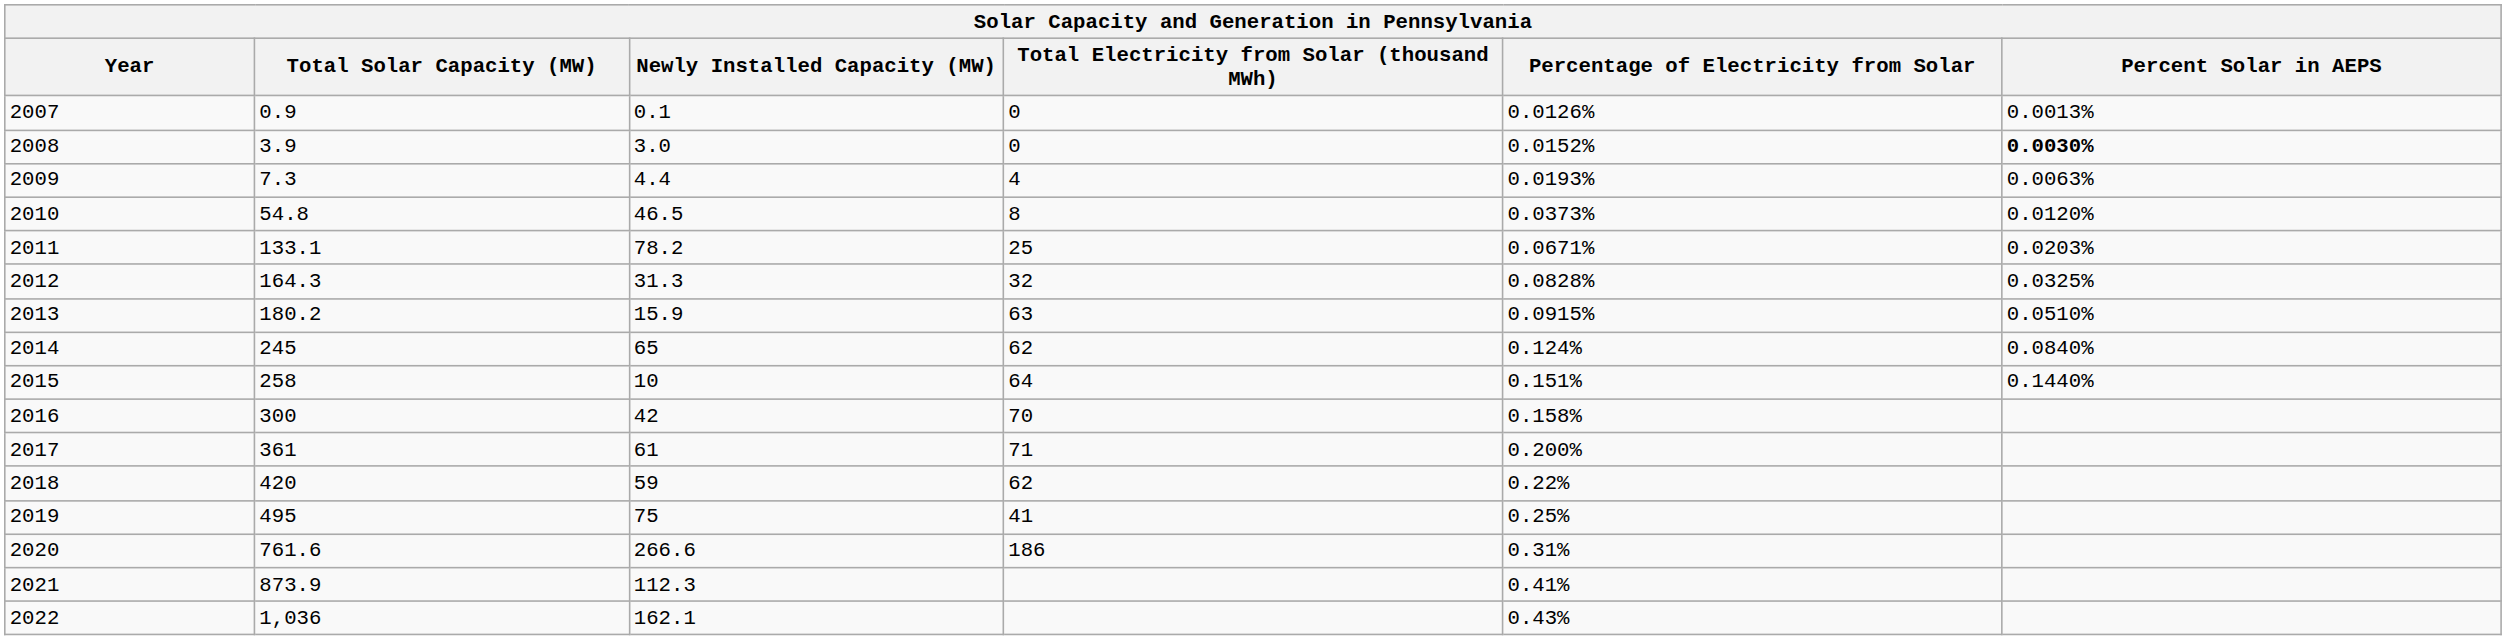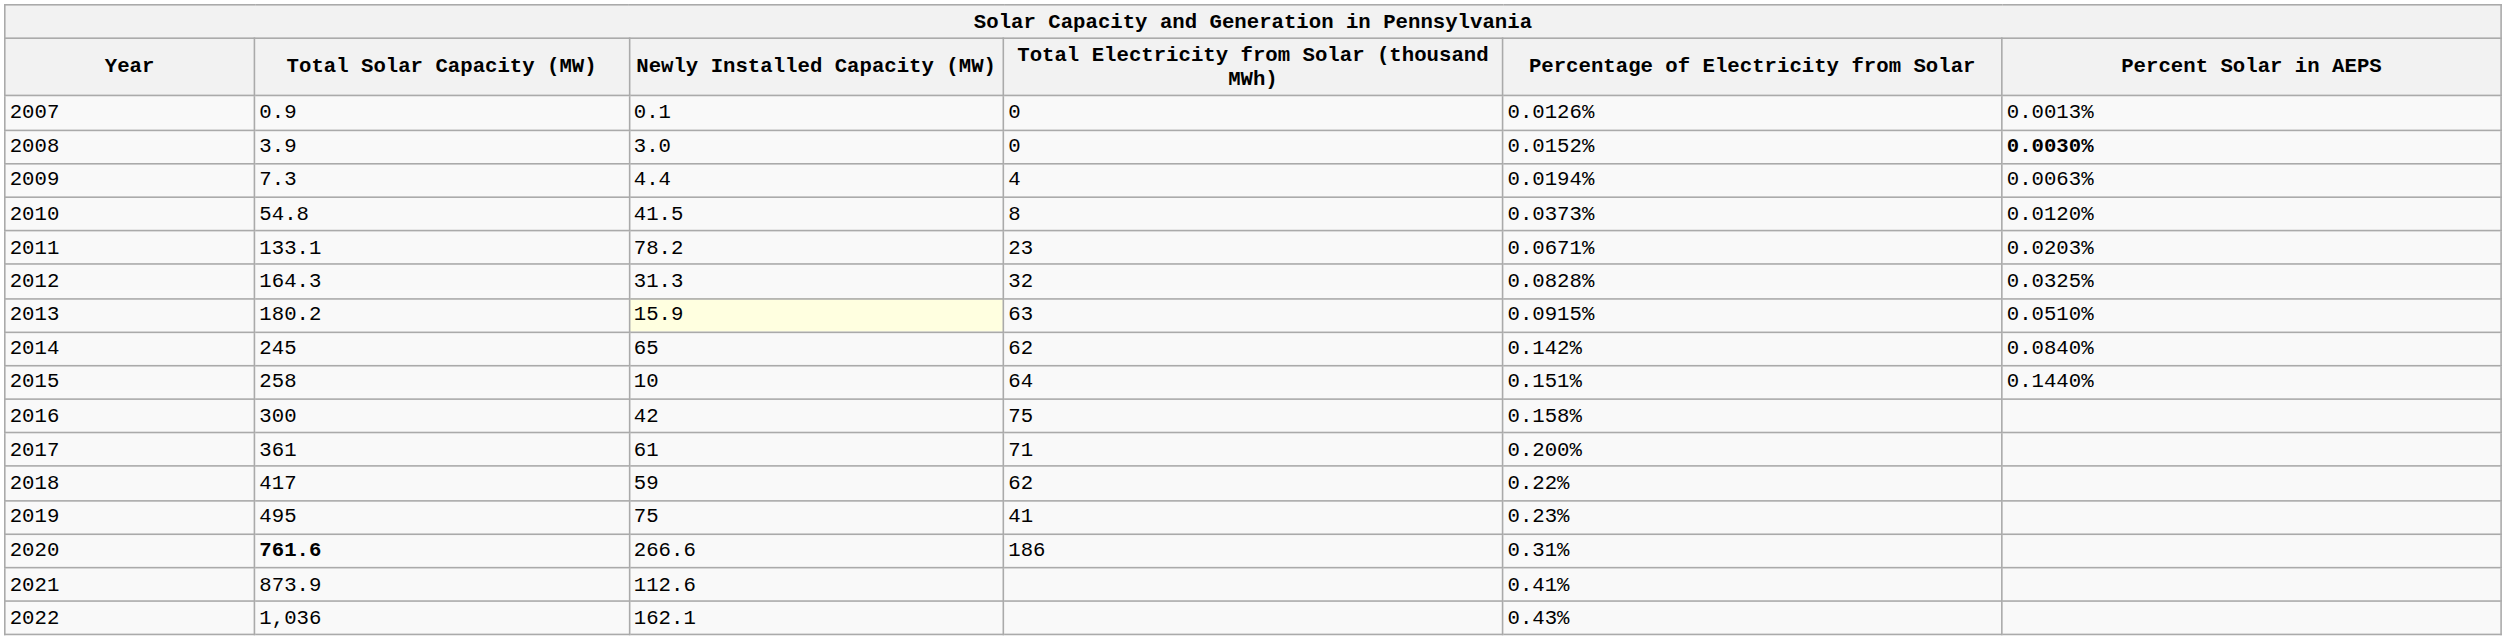(1551, 180) 0.0193% -> (1551, 180) 0.0194%
(659, 214) 46.5 -> (659, 214) 41.5
(1021, 248) 25 -> (1021, 248) 23
(659, 315) no background -> (659, 315) lightyellow background
(1545, 349) 0.124% -> (1545, 349) 0.142%
(1021, 416) 70 -> (1021, 416) 75
(278, 483) 420 -> (278, 483) 417
(1539, 517) 0.25% -> (1539, 517) 0.23%
(290, 551) normal -> (290, 551) bold
(665, 584) 112.3 -> (665, 584) 112.6
